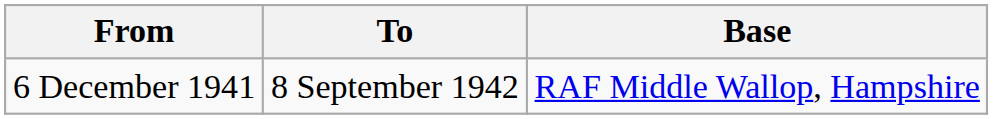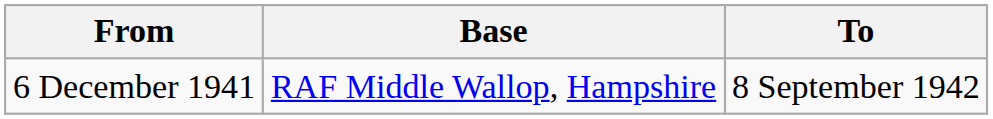columns swapped: (395, 31) <-> (757, 31)
